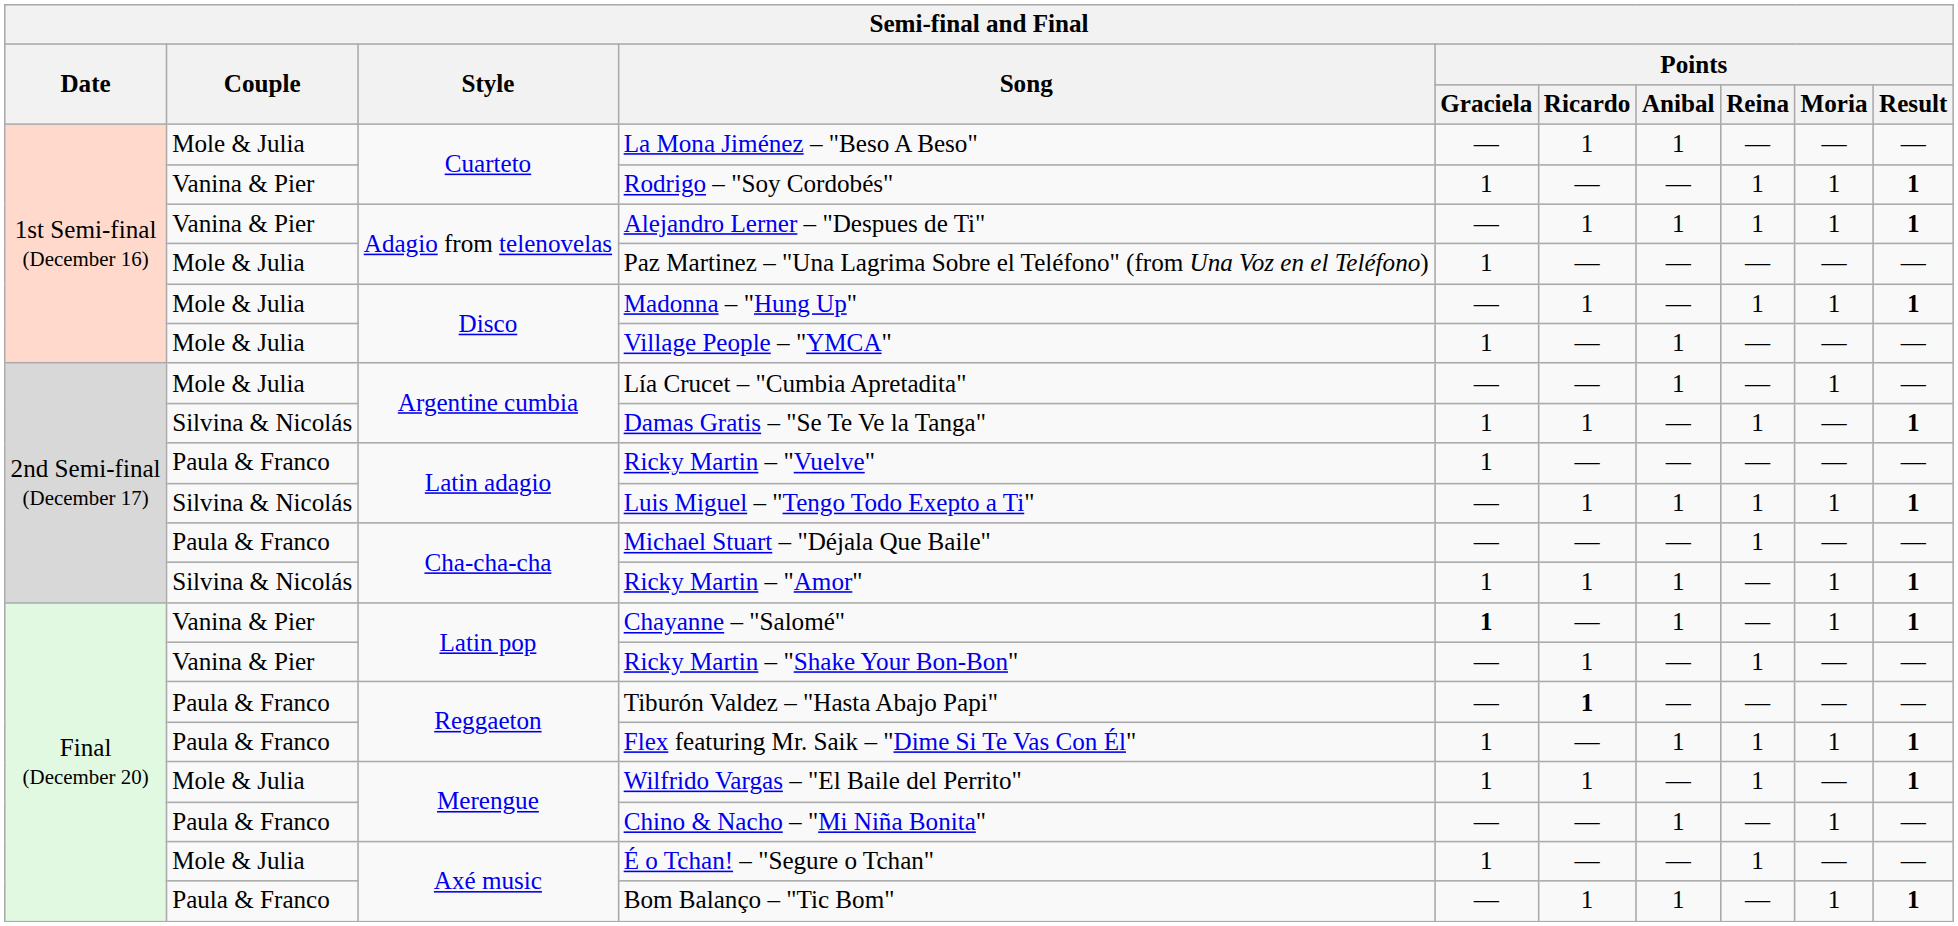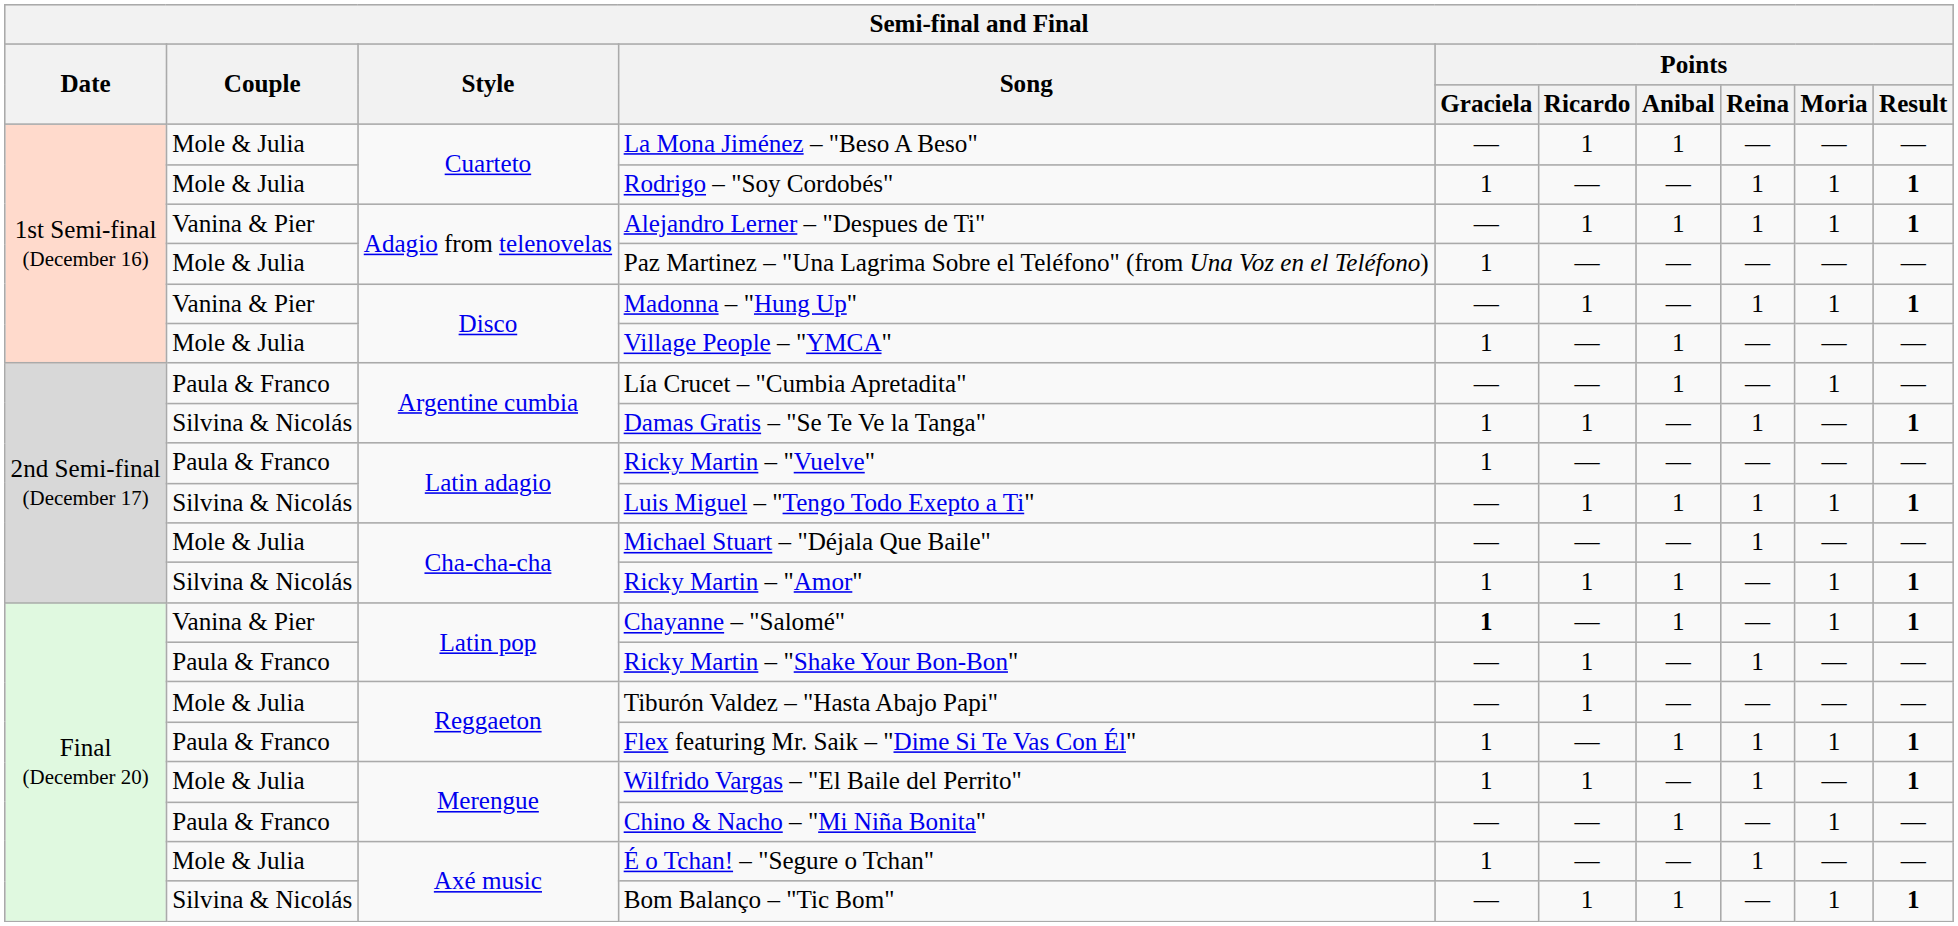(243, 183) Vanina & Pier -> (238, 183) Mole & Julia
(238, 303) Mole & Julia -> (243, 303) Vanina & Pier
(238, 382) Mole & Julia -> (251, 382) Paula & Franco
(251, 542) Paula & Franco -> (238, 542) Mole & Julia
(243, 661) Vanina & Pier -> (251, 661) Paula & Franco
(251, 701) Paula & Franco -> (238, 701) Mole & Julia
(1587, 701) bold -> (1587, 701) normal
(251, 900) Paula & Franco -> (262, 900) Silvina & Nicolás
